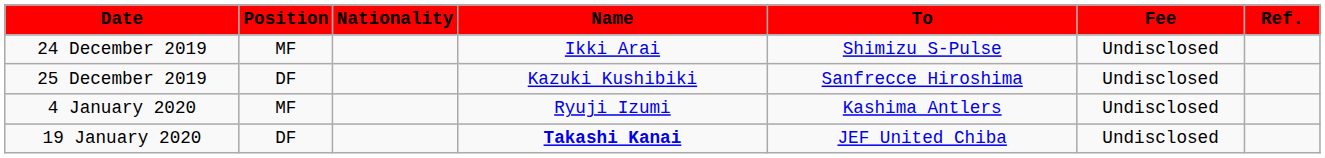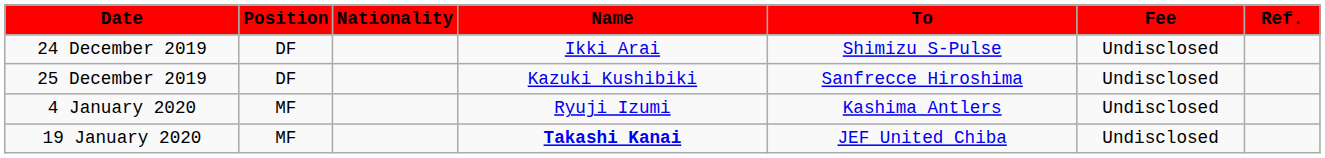(286, 49) MF -> (286, 49) DF
(286, 138) DF -> (286, 138) MF
